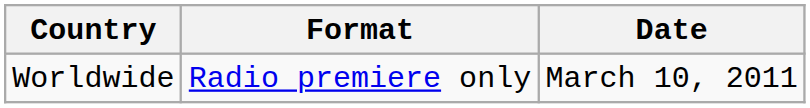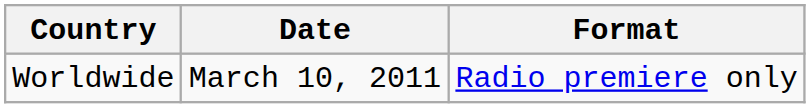columns swapped: (672, 30) <-> (360, 30)
